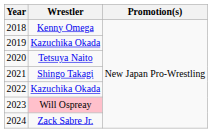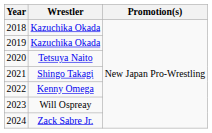(65, 27) Kenny Omega -> (65, 27) Kazuchika Okada
(65, 89) Kazuchika Okada -> (65, 89) Kenny Omega
(65, 105) pink background -> (65, 105) no background
